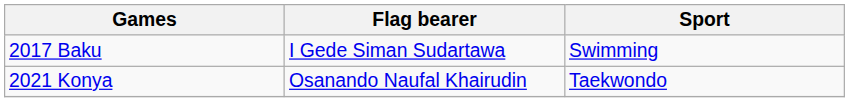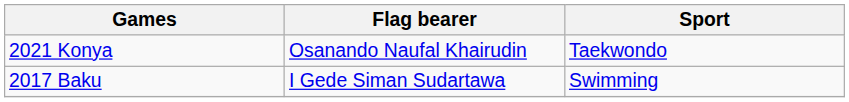rows swapped: (55, 50) <-> (61, 81)
